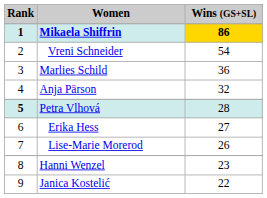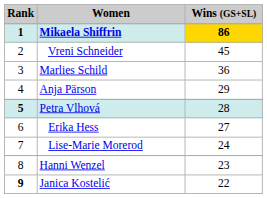(224, 51) 54 -> (224, 51) 45
(224, 89) 32 -> (224, 89) 29
(224, 145) 26 -> (224, 145) 24
(21, 183) normal -> (21, 183) bold
